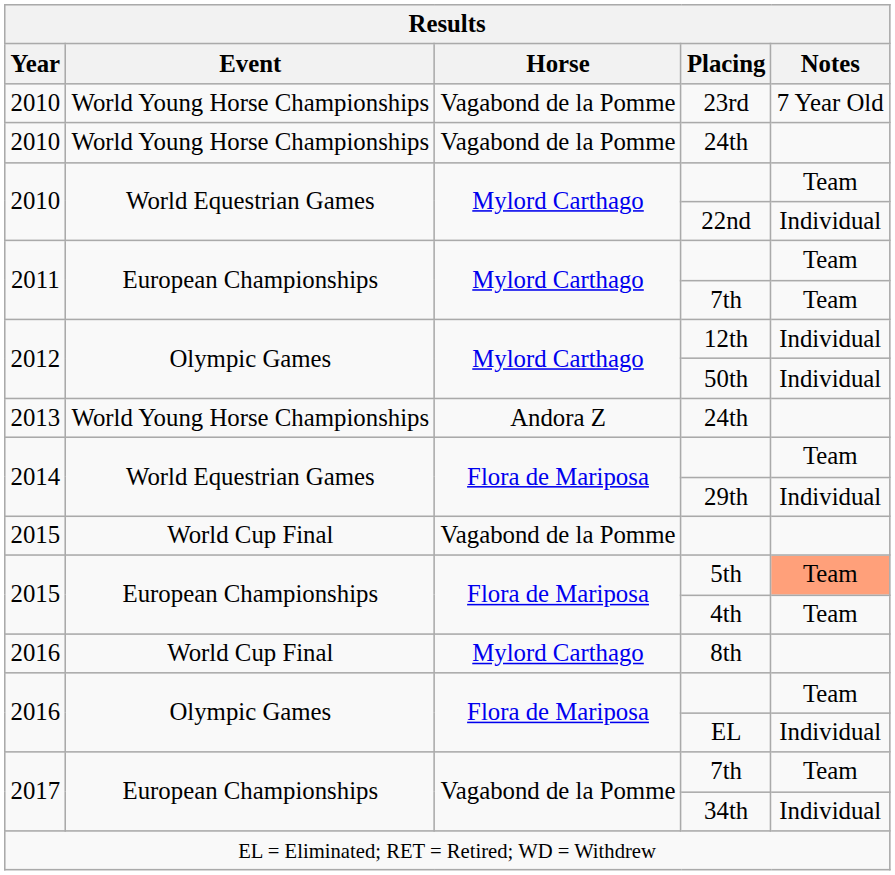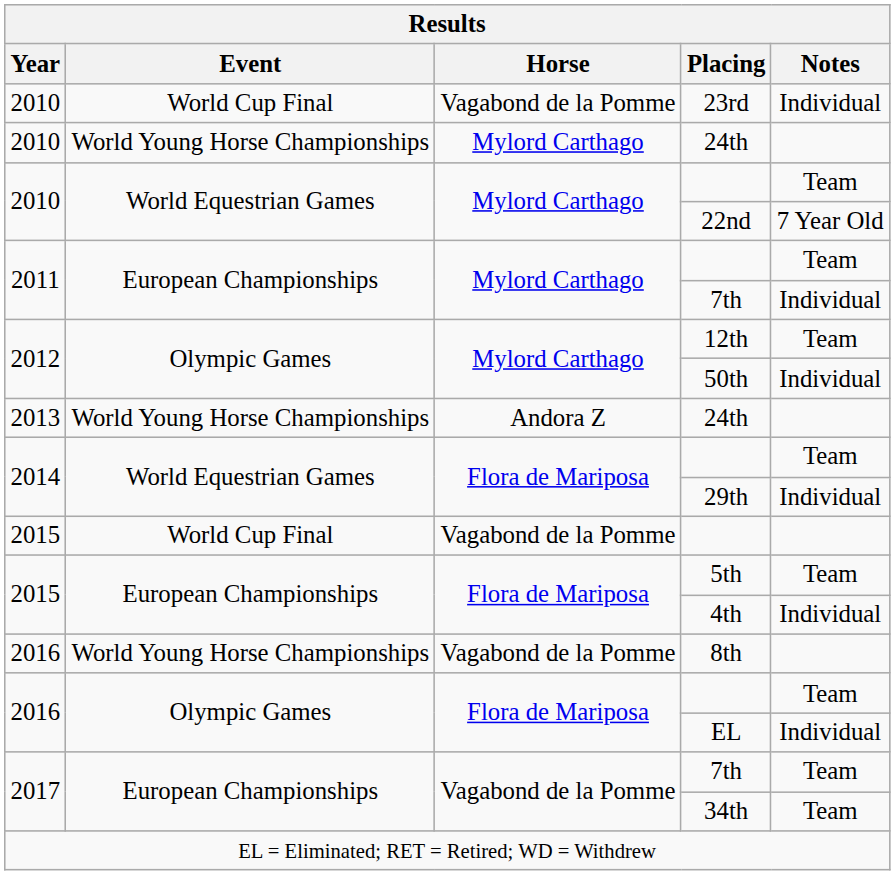(250, 102) World Young Horse Championships -> (250, 102) World Cup Final
(830, 102) 7 Year Old -> (830, 102) Individual
(558, 142) Vagabond de la Pomme -> (558, 142) Mylord Carthago
(830, 220) Individual -> (830, 220) 7 Year Old
(830, 299) Team -> (830, 299) Individual
(830, 338) Individual -> (830, 338) Team
(830, 574) lightsalmon background -> (830, 574) no background
(830, 614) Team -> (830, 614) Individual
(250, 653) World Cup Final -> (250, 653) World Young Horse Championships
(558, 653) Mylord Carthago -> (558, 653) Vagabond de la Pomme
(830, 810) Individual -> (830, 810) Team
